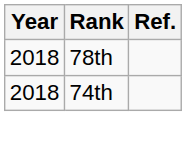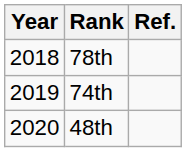(35, 92) 2018 -> (35, 92) 2019
+ row: (91, 127)
